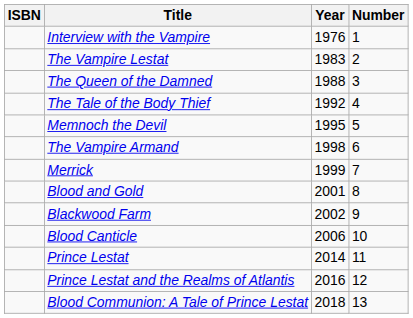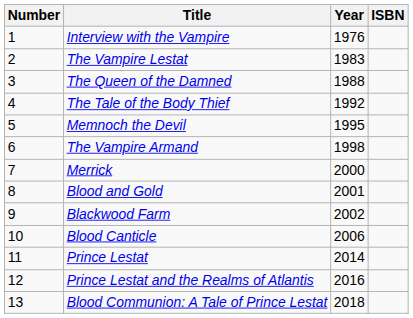columns swapped: (378, 15) <-> (24, 15)
(330, 170) 1999 -> (349, 170) 2000
